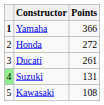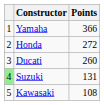(9, 28) bold -> (9, 28) normal
(90, 60) 261 -> (90, 60) 260
